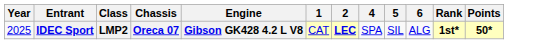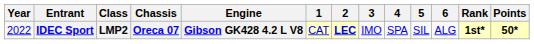+ column: (371, 13)
(19, 30) 2025 -> (19, 30) 2022
